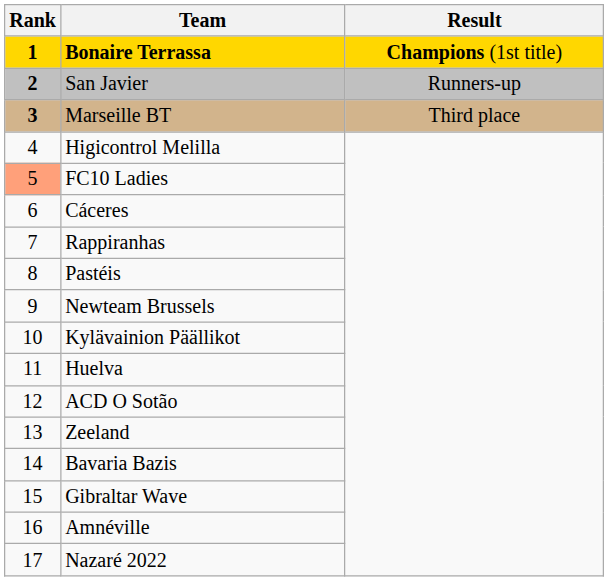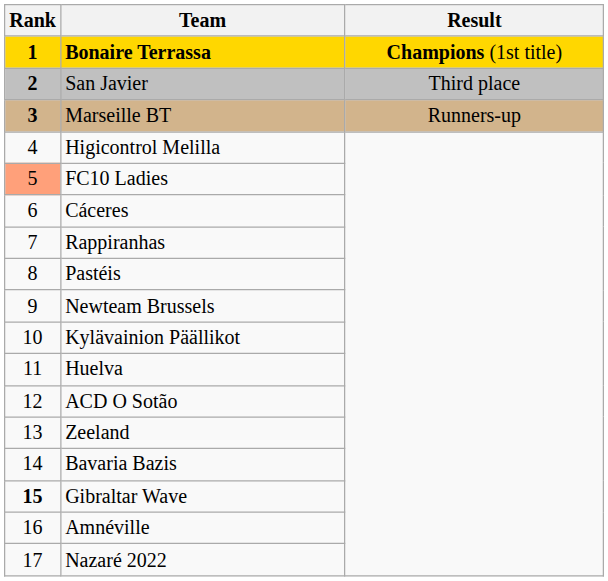(474, 83) Runners-up -> (474, 83) Third place
(474, 115) Third place -> (474, 115) Runners-up
(33, 496) normal -> (33, 496) bold
